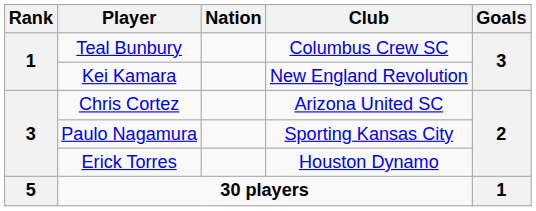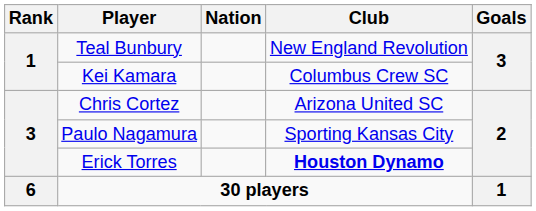(369, 47) Columbus Crew SC -> (369, 47) New England Revolution
(369, 76) New England Revolution -> (369, 76) Columbus Crew SC
(369, 162) normal -> (369, 162) bold
(31, 190) 5 -> (31, 190) 6
